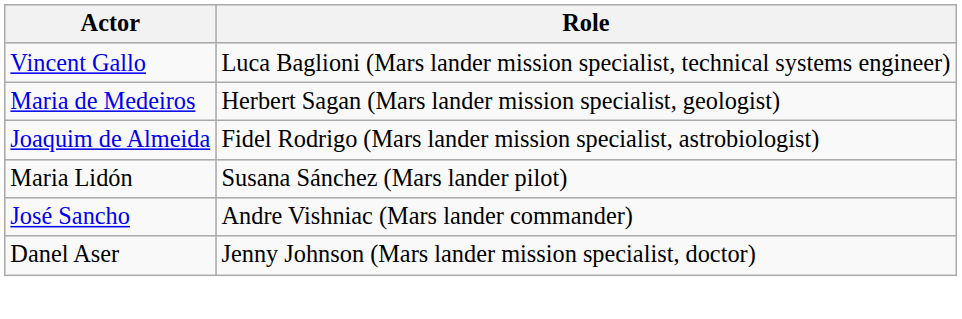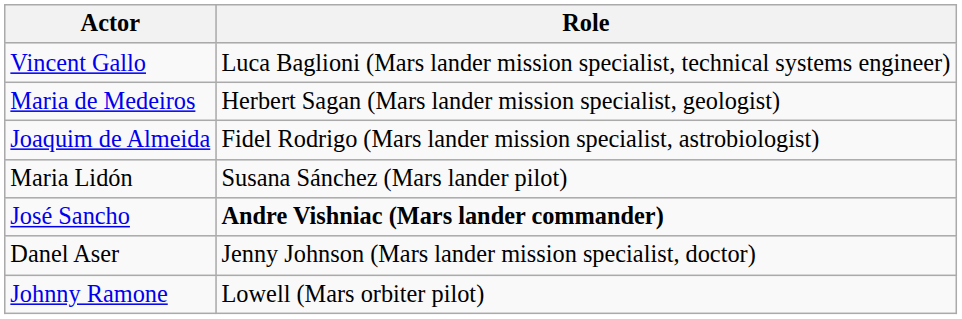(427, 216) normal -> (443, 216) bold
+ row: (89, 293)
